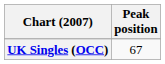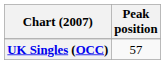(136, 49) 67 -> (136, 49) 57
